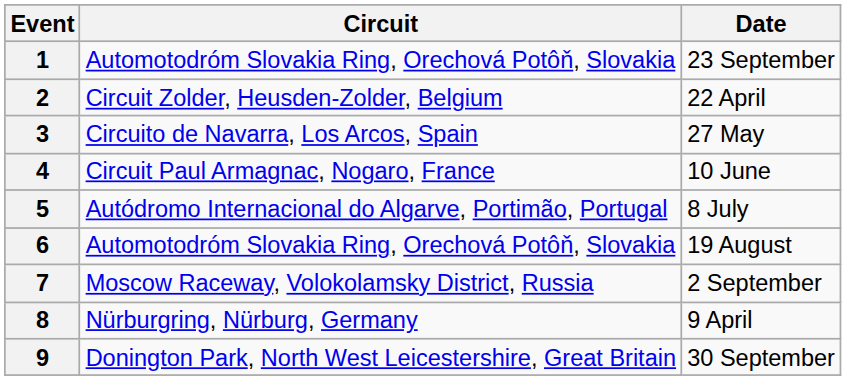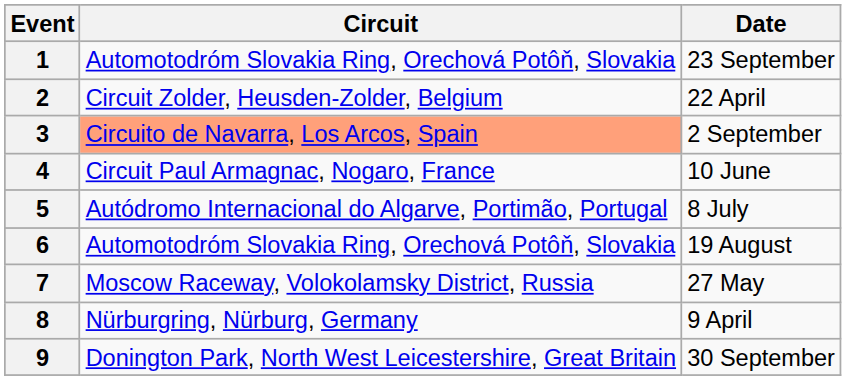(282, 134) no background -> (282, 134) lightsalmon background
(726, 134) 27 May -> (755, 134) 2 September
(755, 283) 2 September -> (726, 283) 27 May
